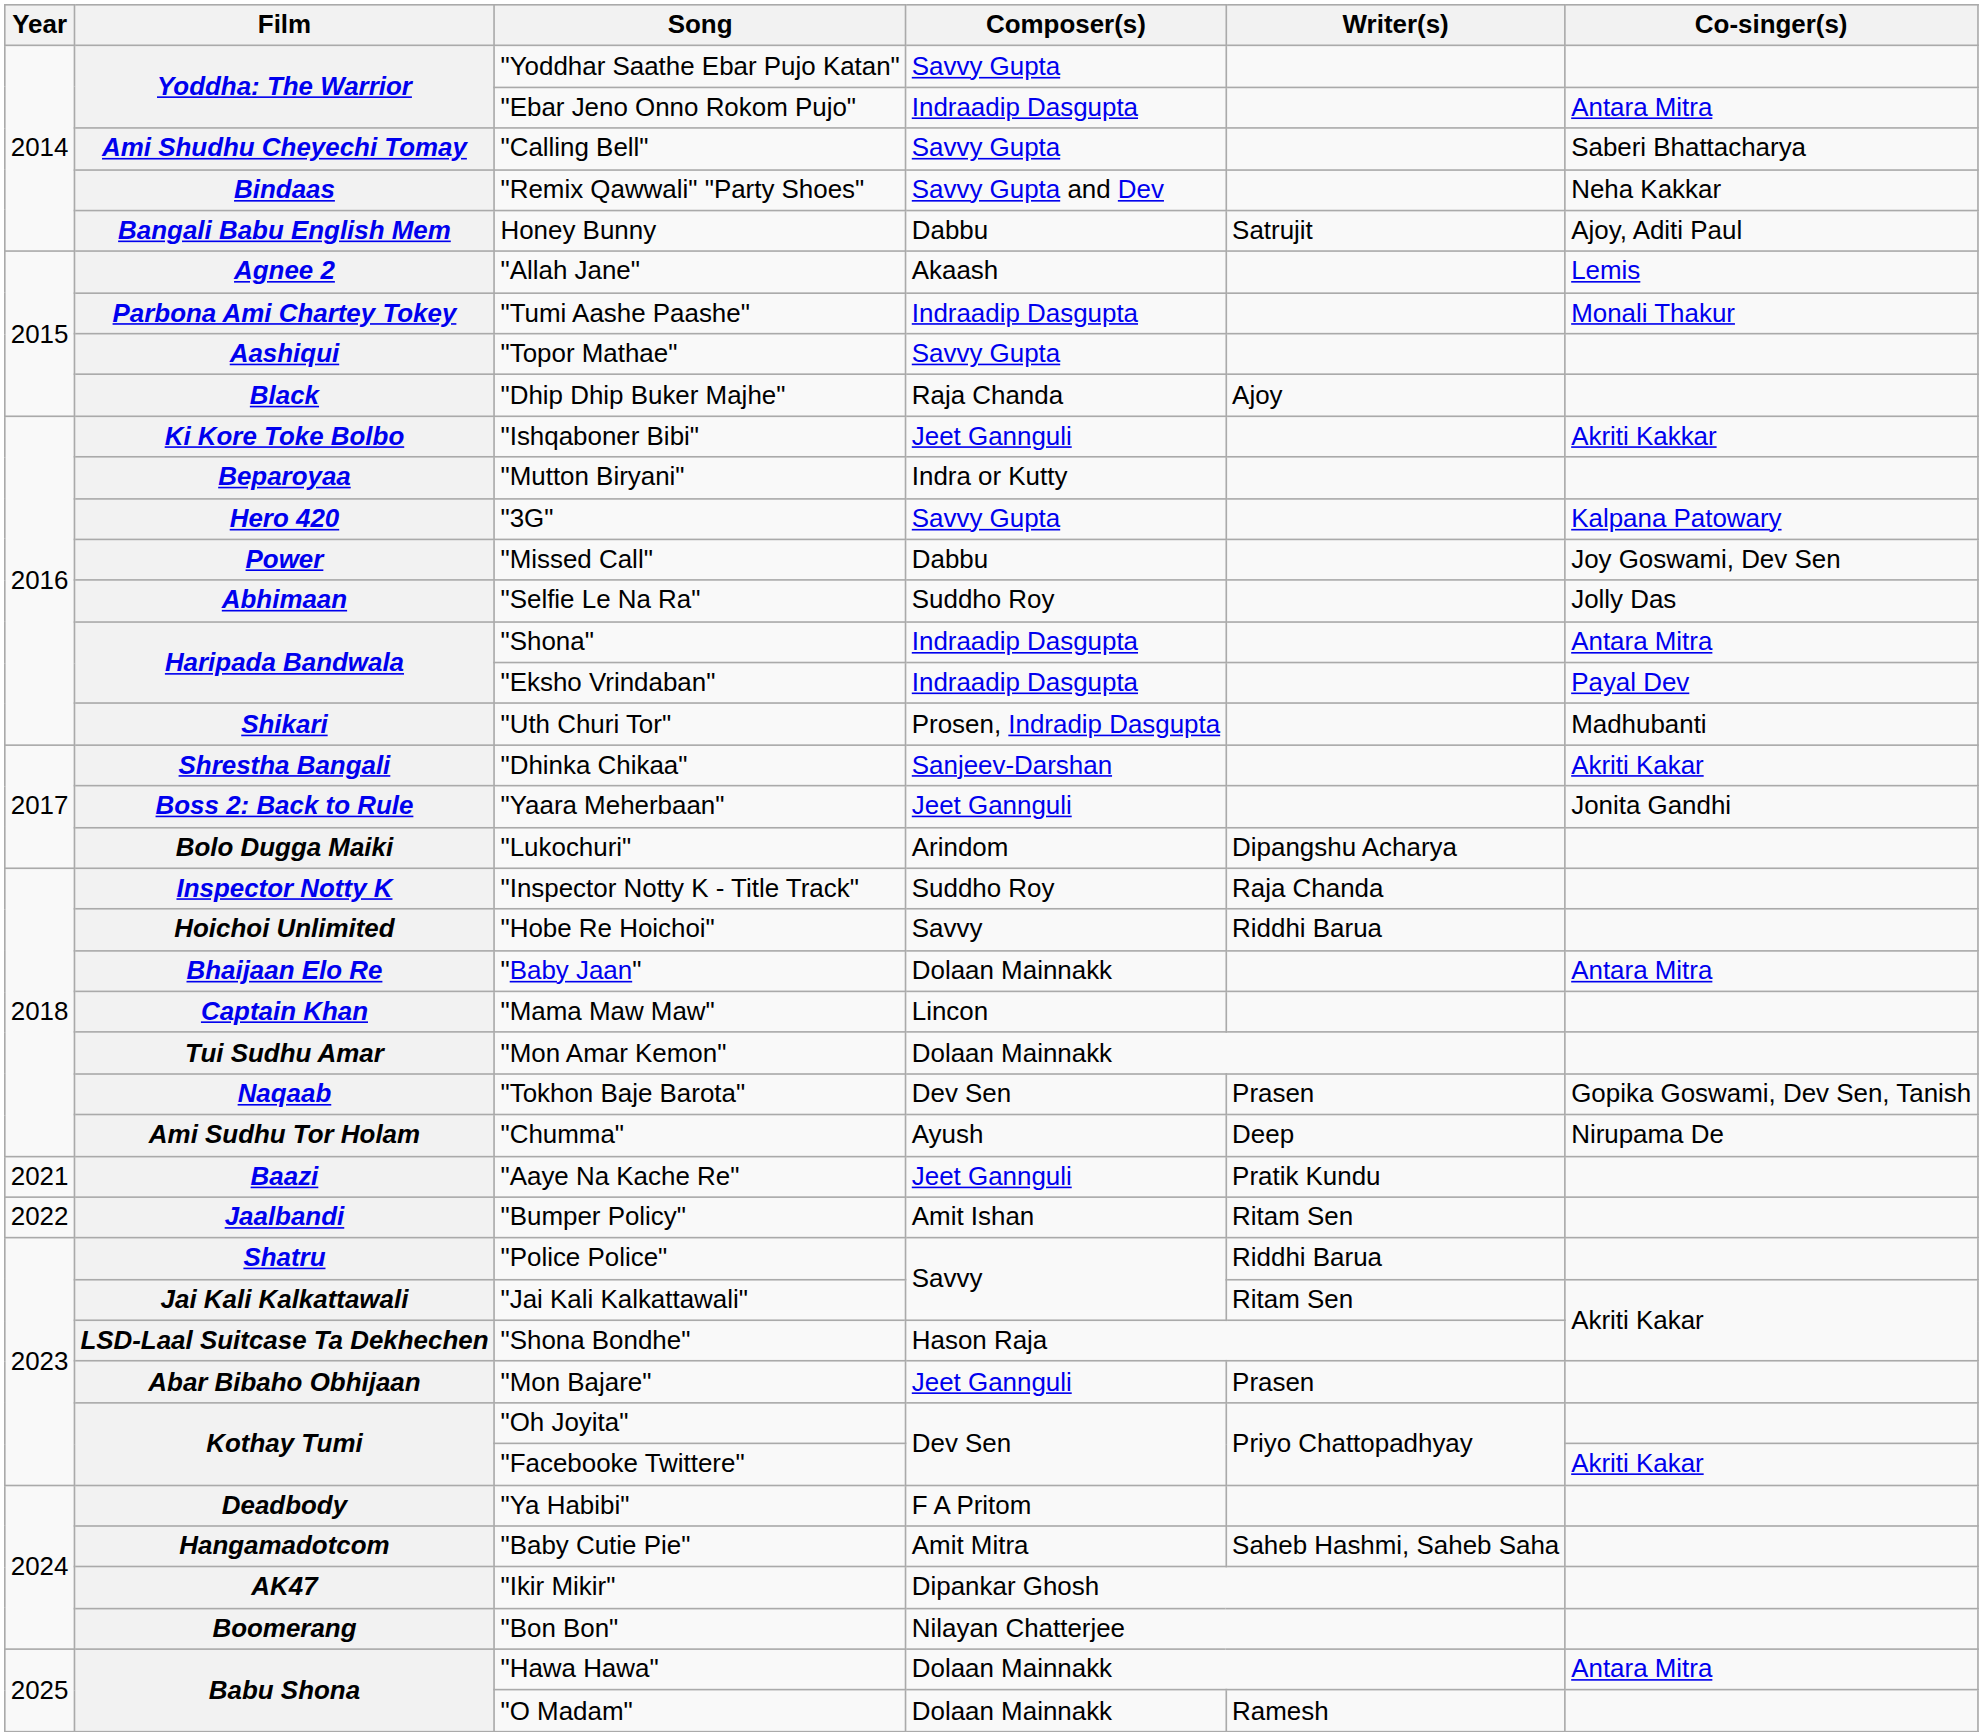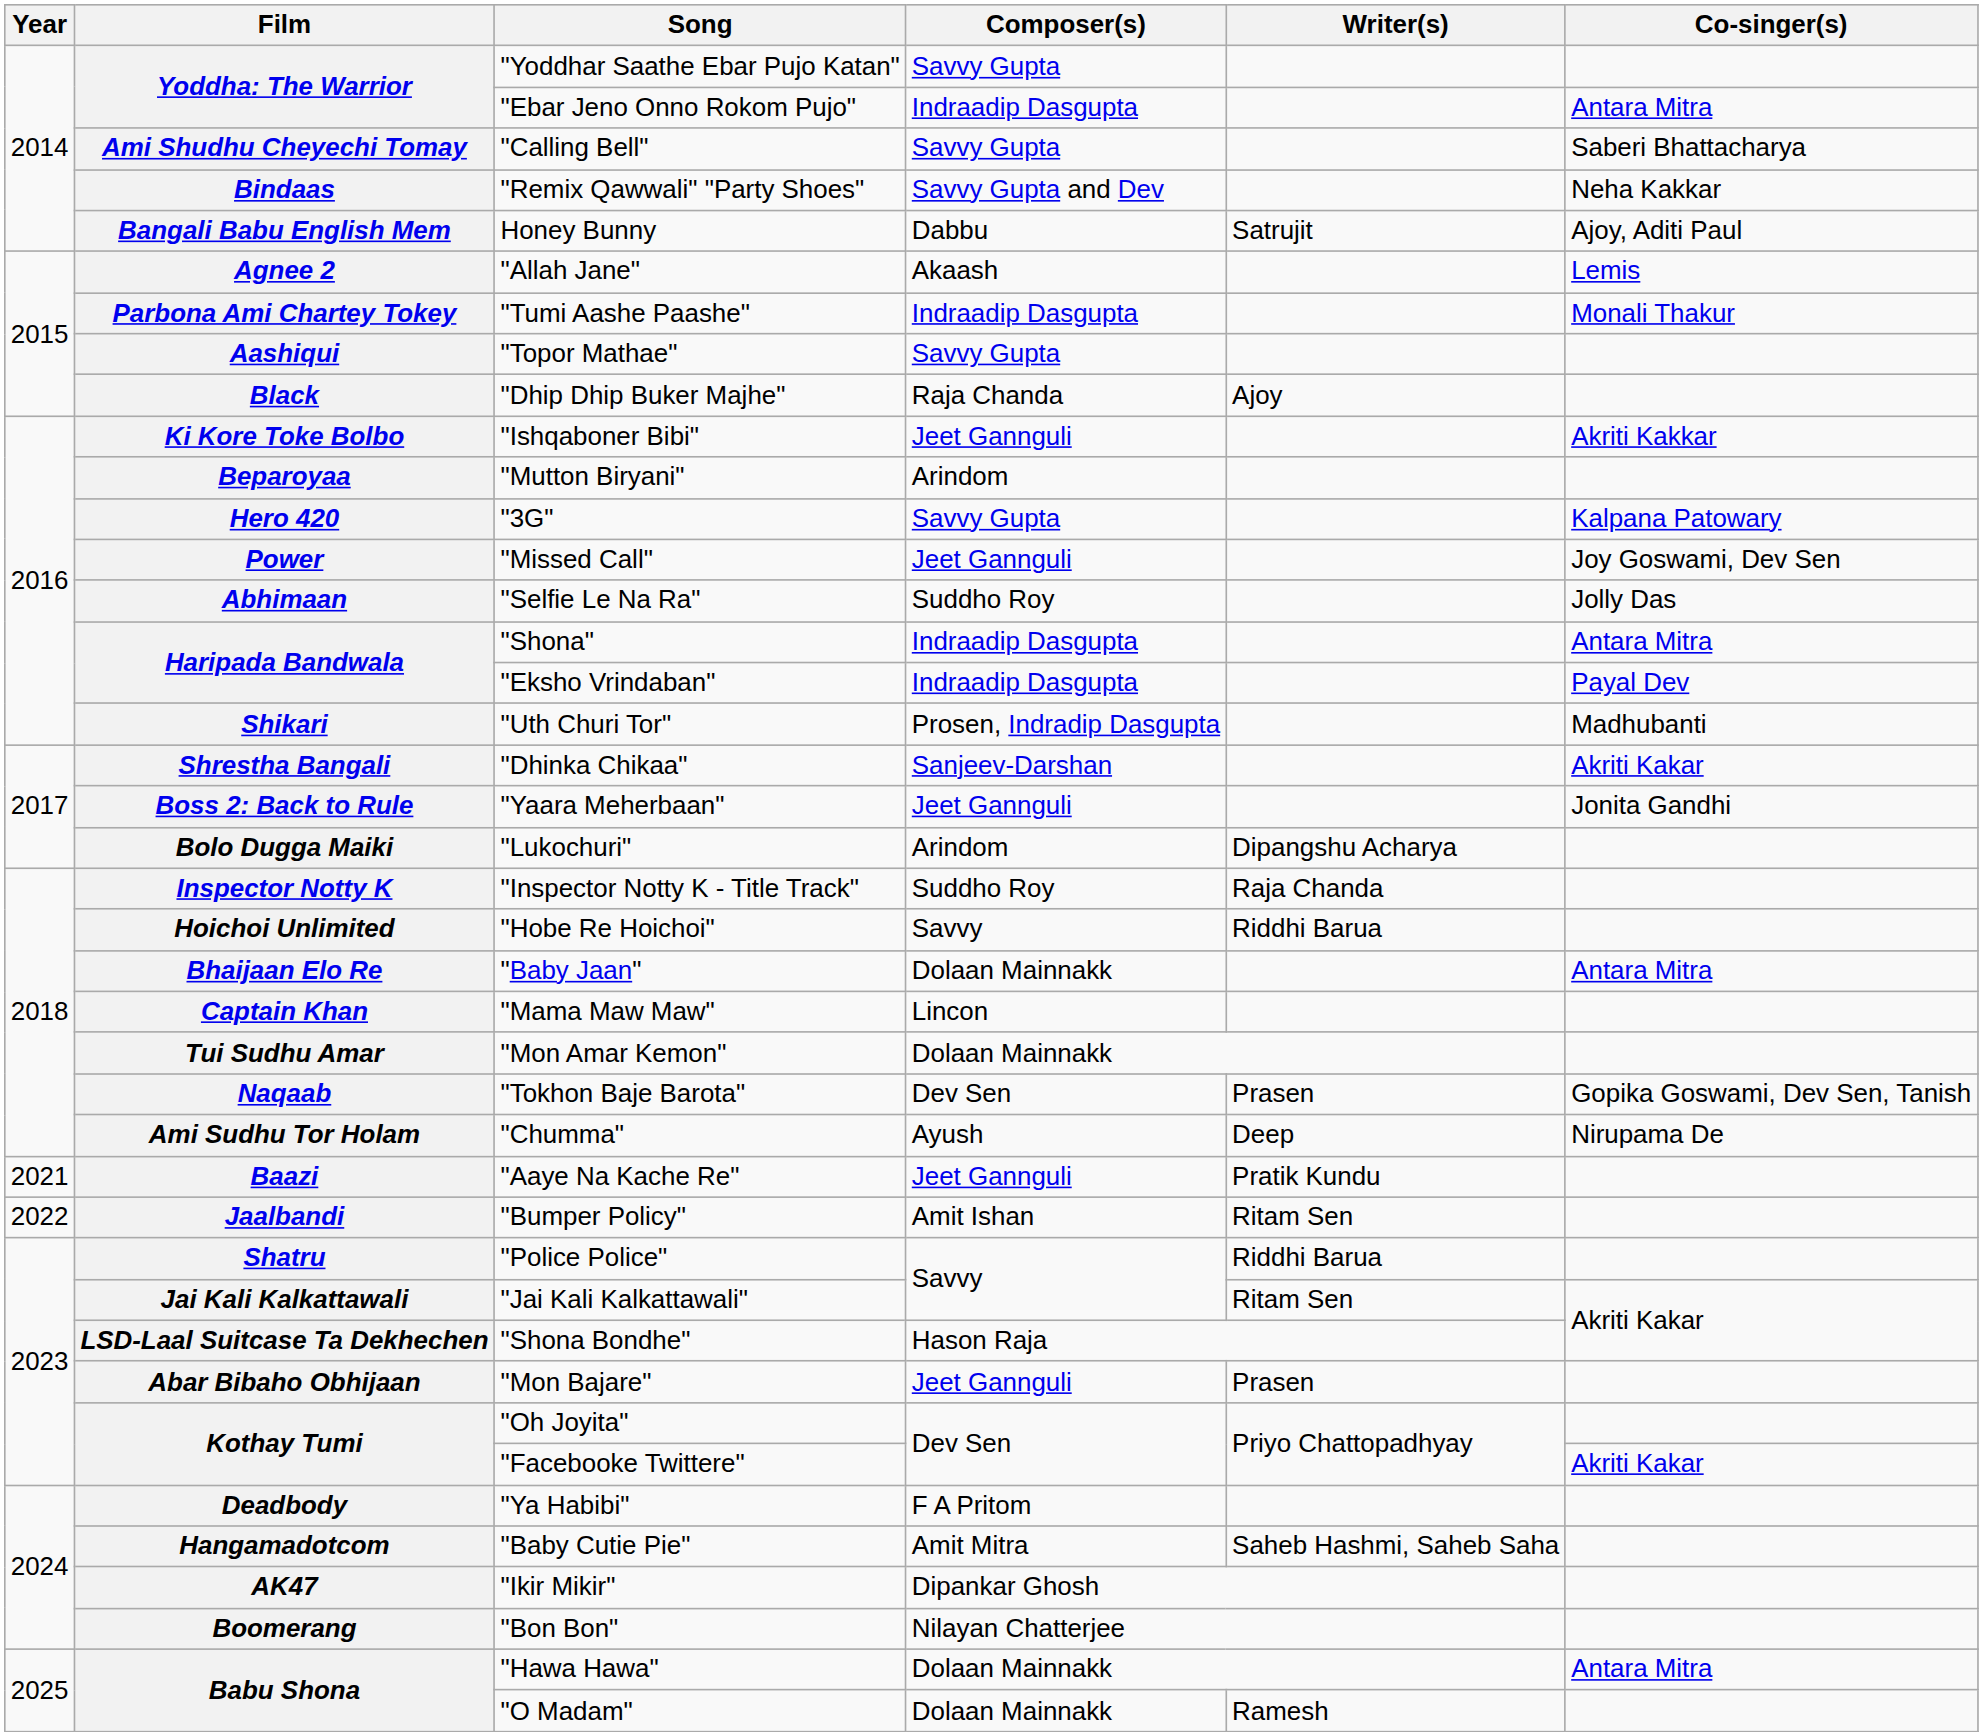(990, 477) Indra or Kutty -> (960, 477) Arindom
(950, 559) Dabbu -> (992, 559) Jeet Gannguli
